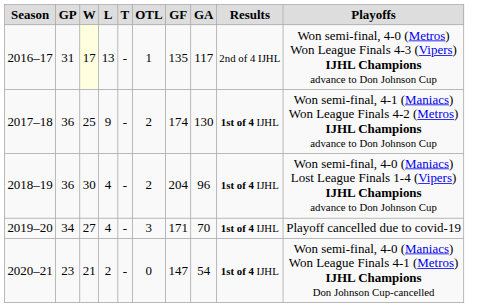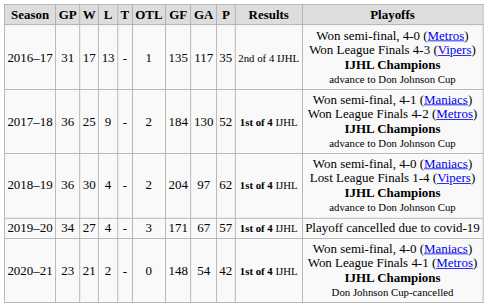+ column: (226, 14)
(89, 57) lightyellow background -> (89, 57) no background
(178, 121) 174 -> (178, 121) 184
(204, 185) 96 -> (204, 185) 97
(204, 228) 70 -> (204, 228) 67
(178, 270) 147 -> (178, 270) 148
